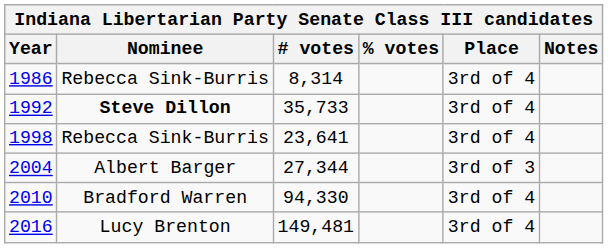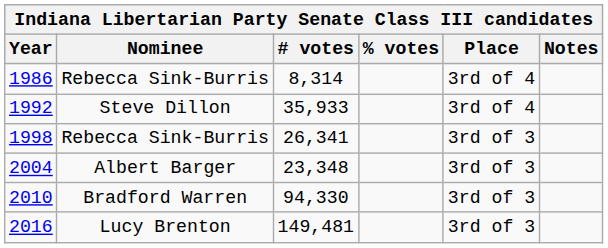(165, 109) bold -> (165, 109) normal
(316, 109) 35,733 -> (316, 109) 35,933
(316, 138) 23,641 -> (316, 138) 26,341
(492, 138) 3rd of 4 -> (492, 138) 3rd of 3
(316, 168) 27,344 -> (316, 168) 23,348
(492, 198) 3rd of 4 -> (492, 198) 3rd of 3
(492, 227) 3rd of 4 -> (492, 227) 3rd of 3
